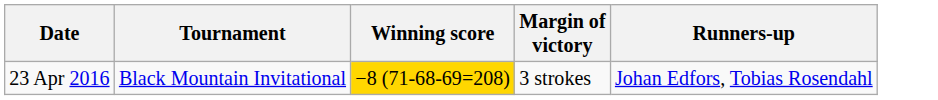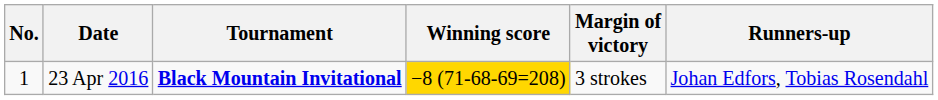+ column: (24, 33)
(232, 78) normal -> (280, 78) bold
